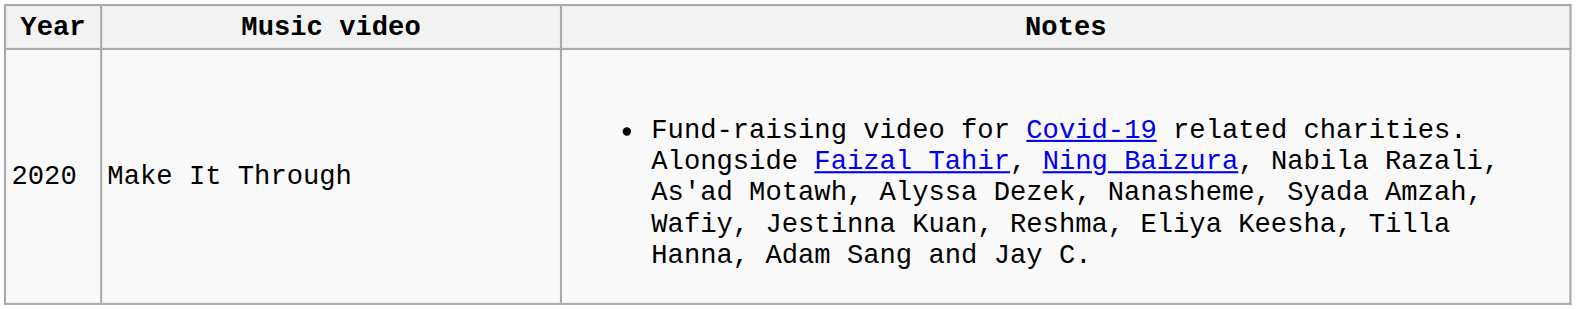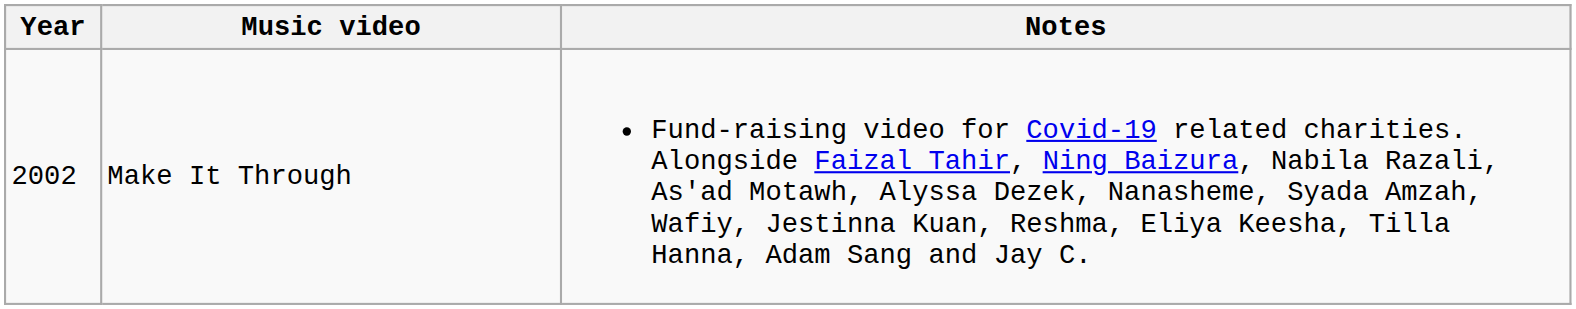(44, 177) 2020 -> (44, 177) 2002
